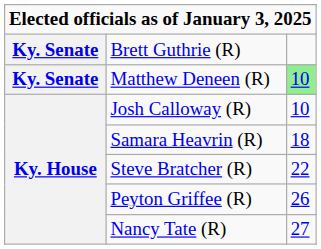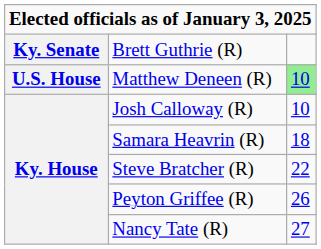(55, 79) Ky. Senate -> (56, 79) U.S. House
